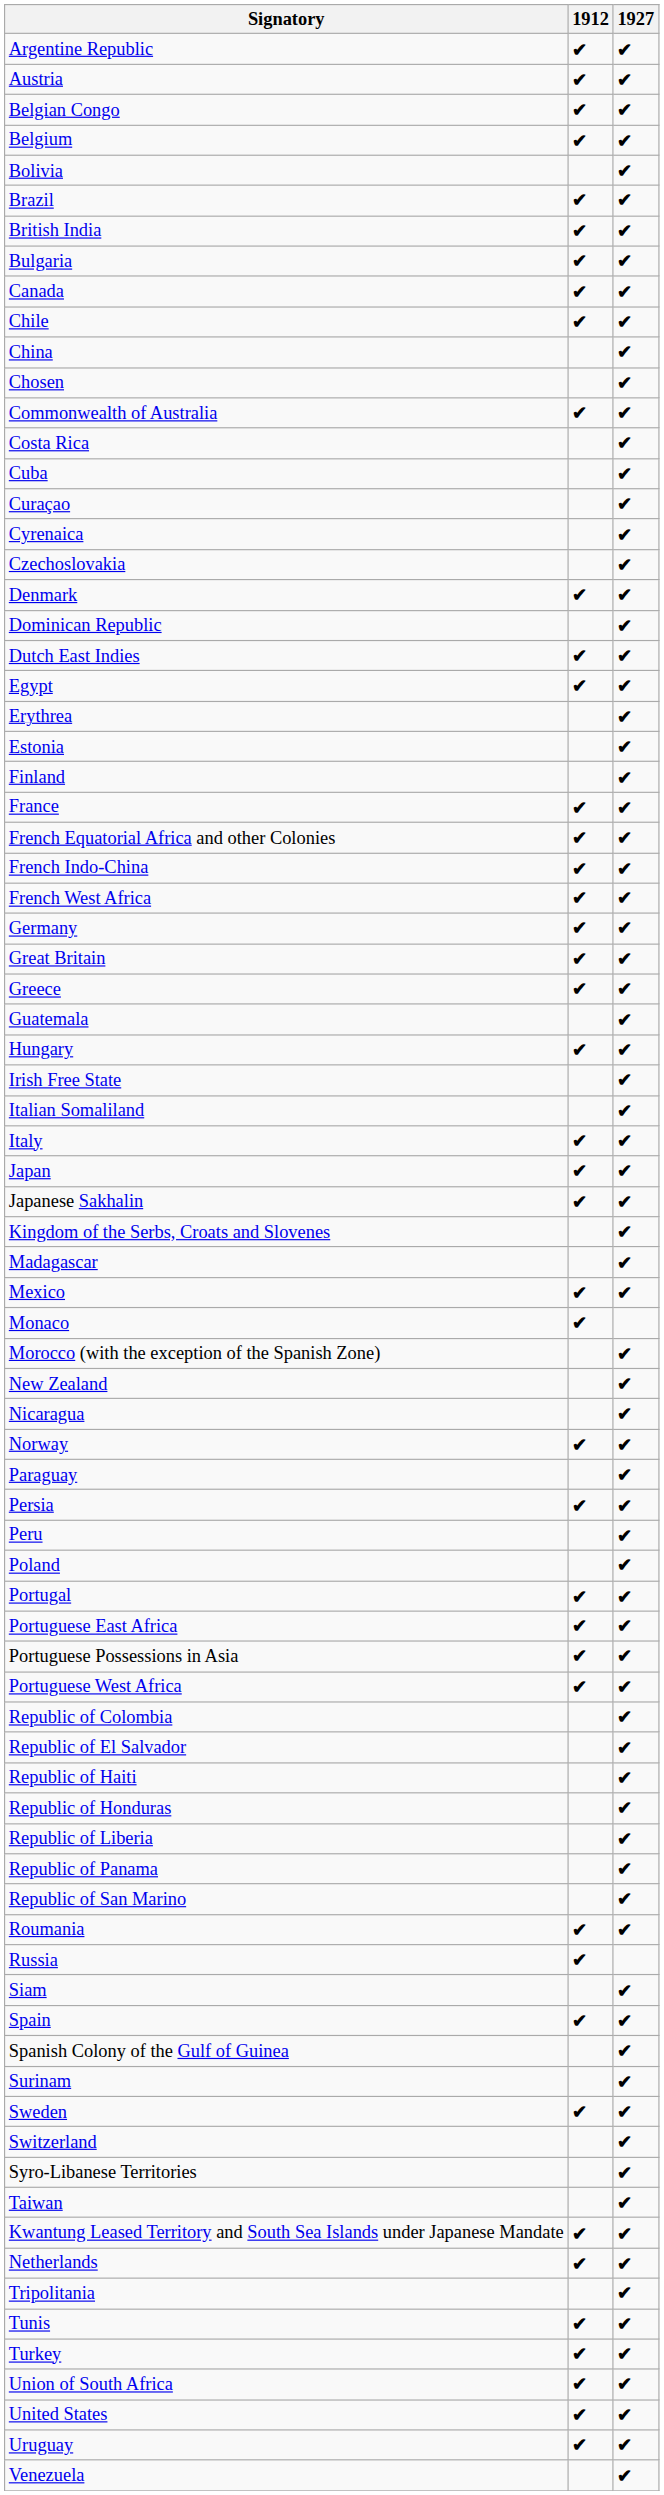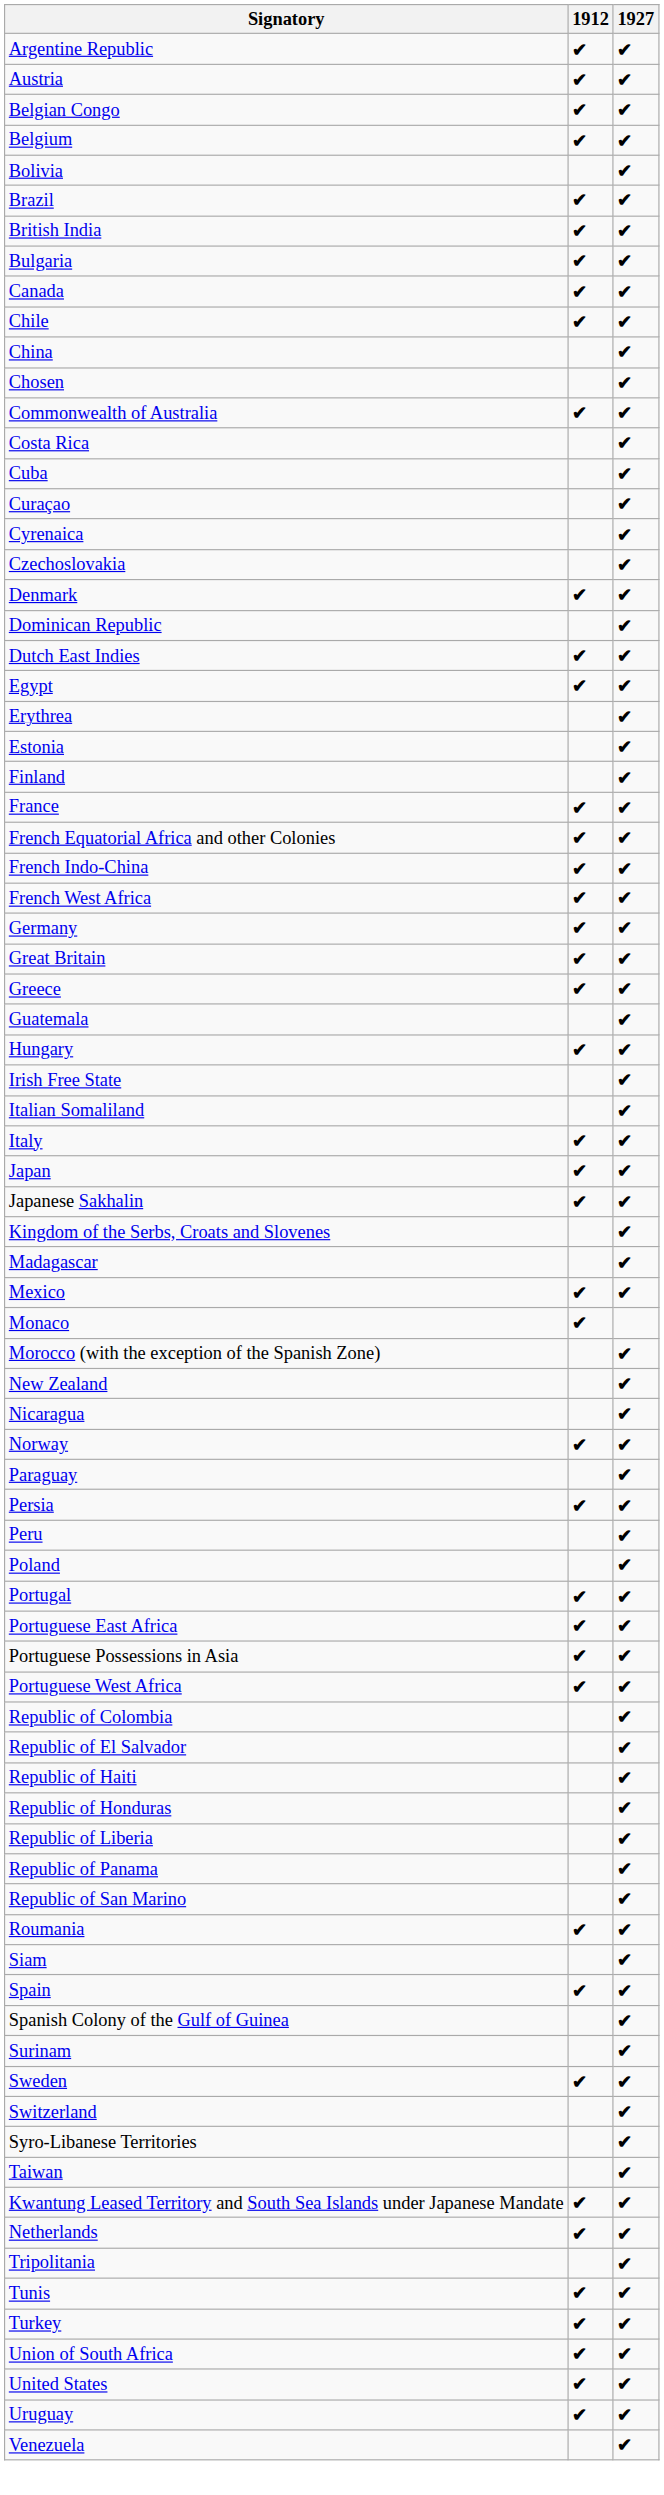- row: (33, 1959)
